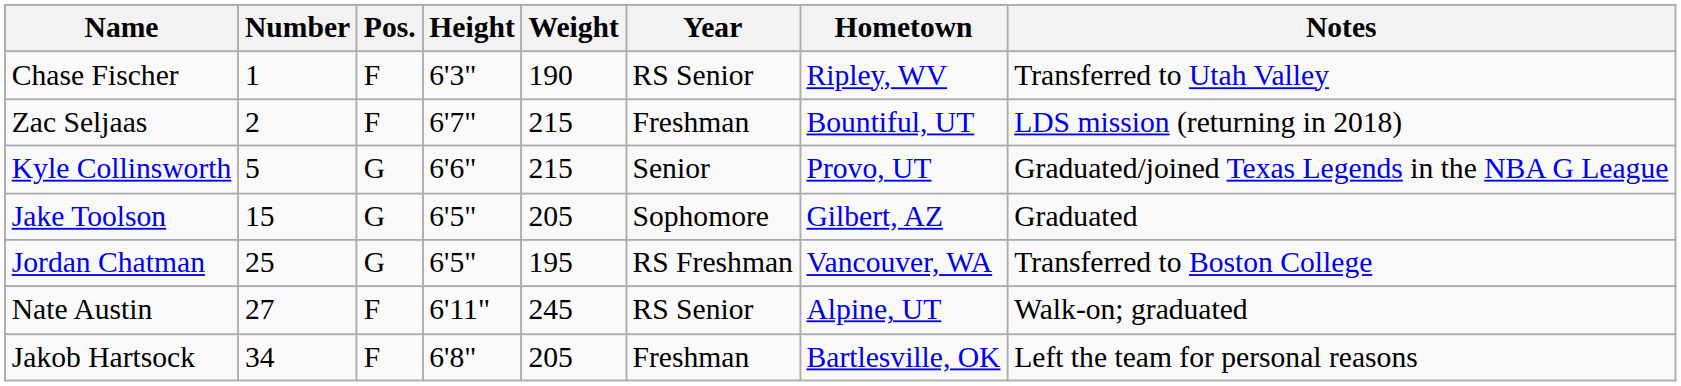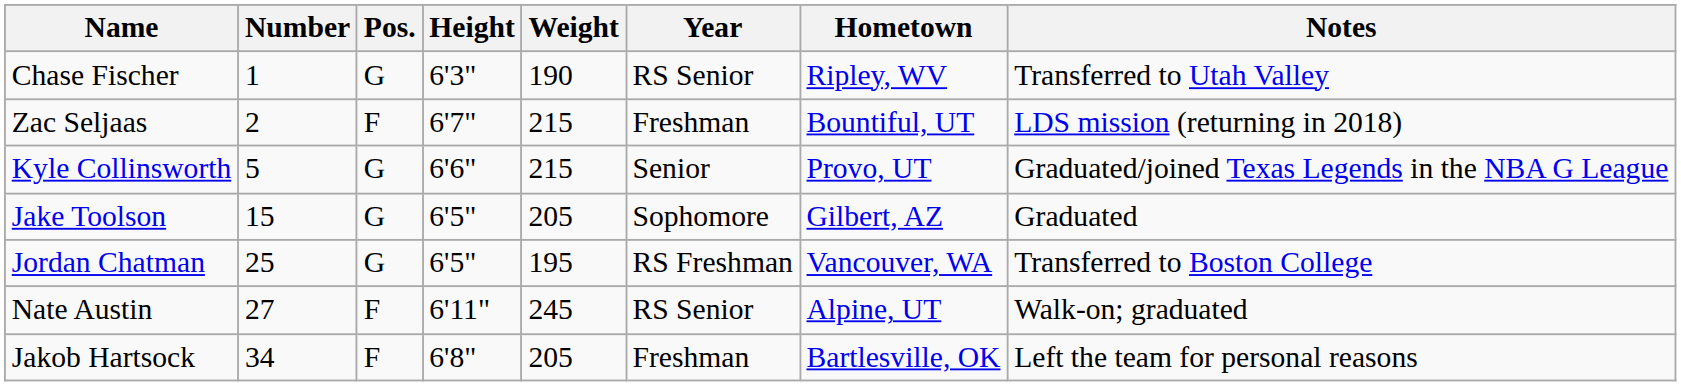(372, 74) F -> (375, 74) G
